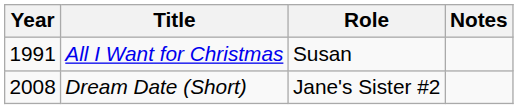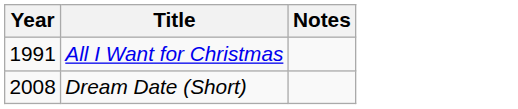- column: (367, 20)
